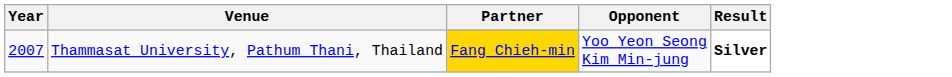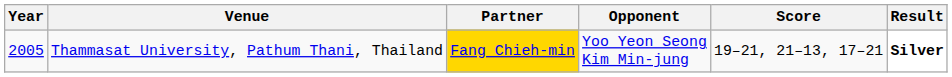+ column: (799, 17)
(26, 51) 2007 -> (26, 51) 2005
